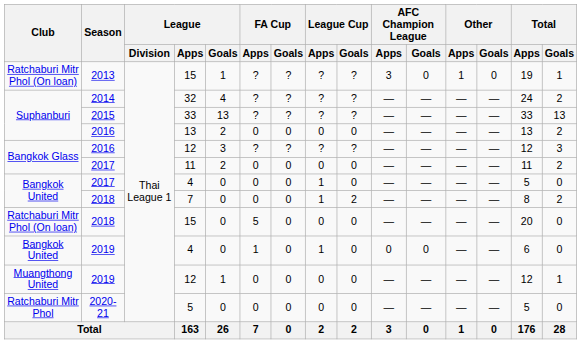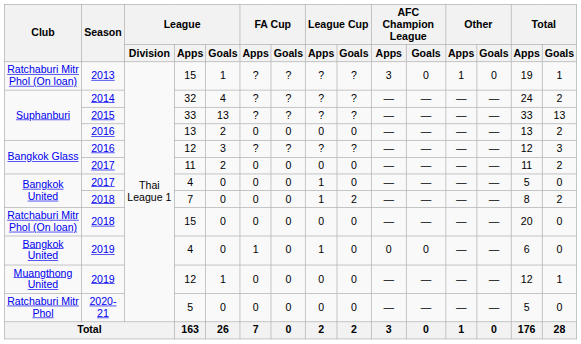(256, 221) 5 -> (256, 221) 0
